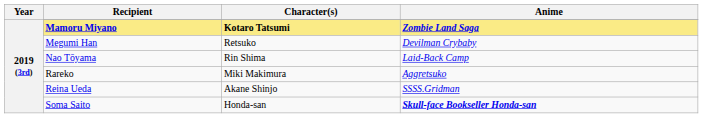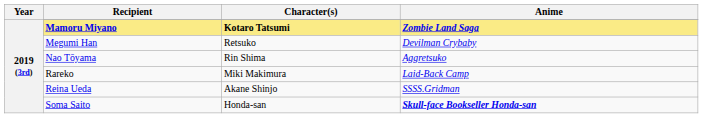(436, 58) Laid-Back Camp -> (424, 58) Aggretsuko
(424, 74) Aggretsuko -> (436, 74) Laid-Back Camp
